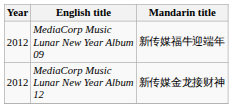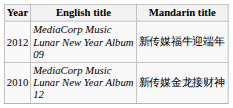(18, 83) 2012 -> (18, 83) 2010
